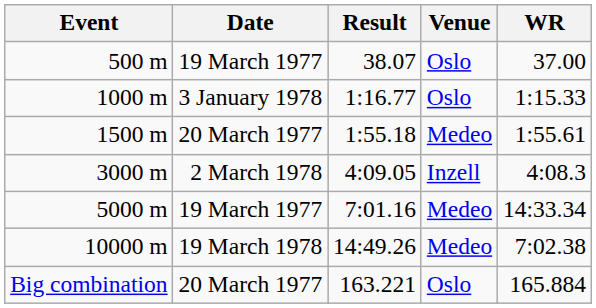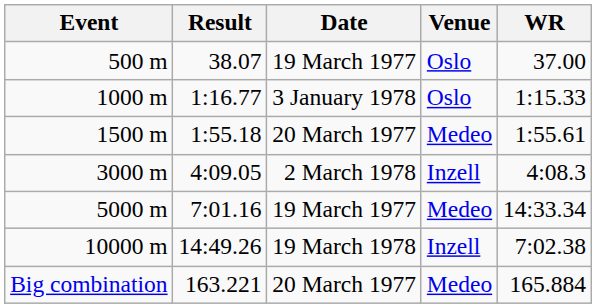columns swapped: (374, 23) <-> (250, 23)
(459, 246) Medeo -> (454, 246) Inzell
(449, 284) Oslo -> (459, 284) Medeo
